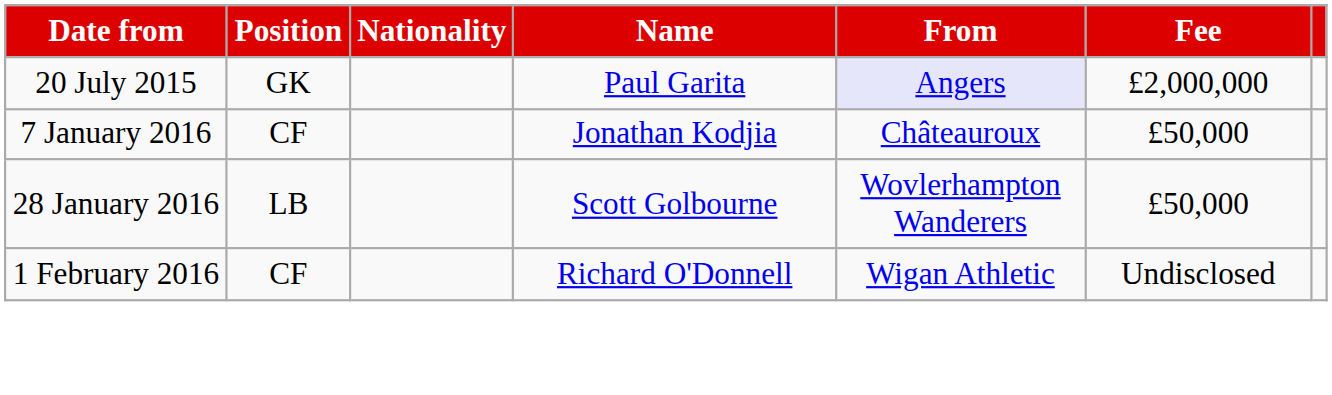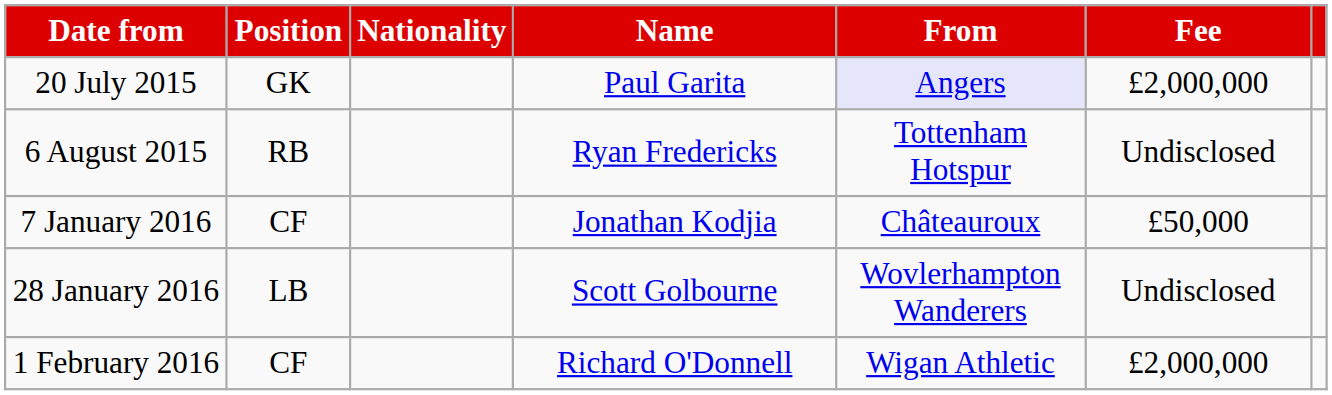+ row: (116, 152)
(1198, 203) £50,000 -> (1198, 292) Undisclosed
(1198, 273) Undisclosed -> (1198, 362) £2,000,000
